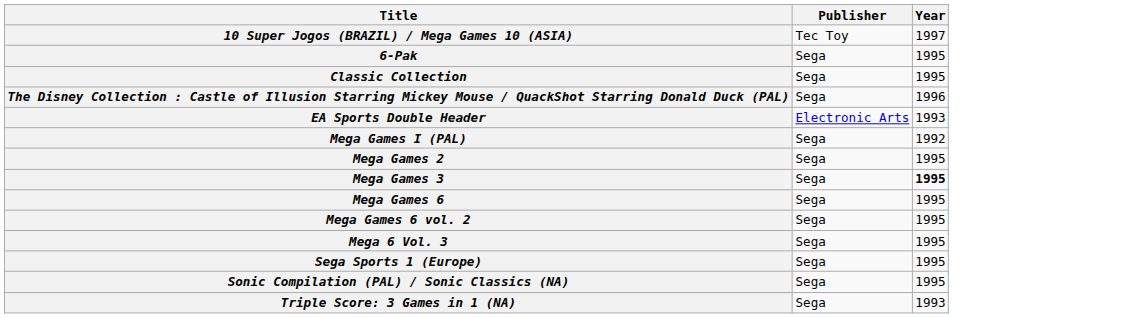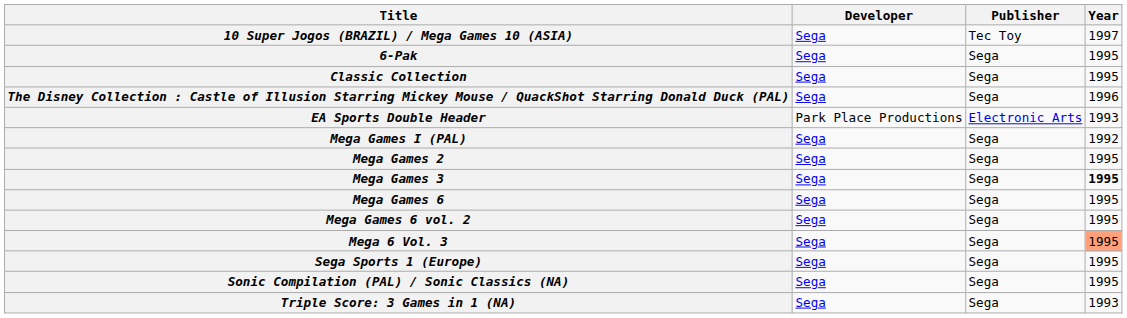+ column: (879, 15)
(931, 241) no background -> (1104, 241) lightsalmon background
